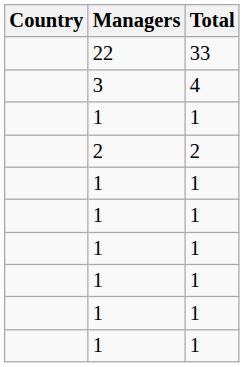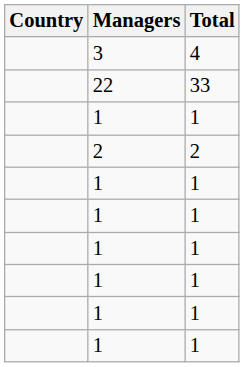rows swapped: (103, 53) <-> (98, 85)
